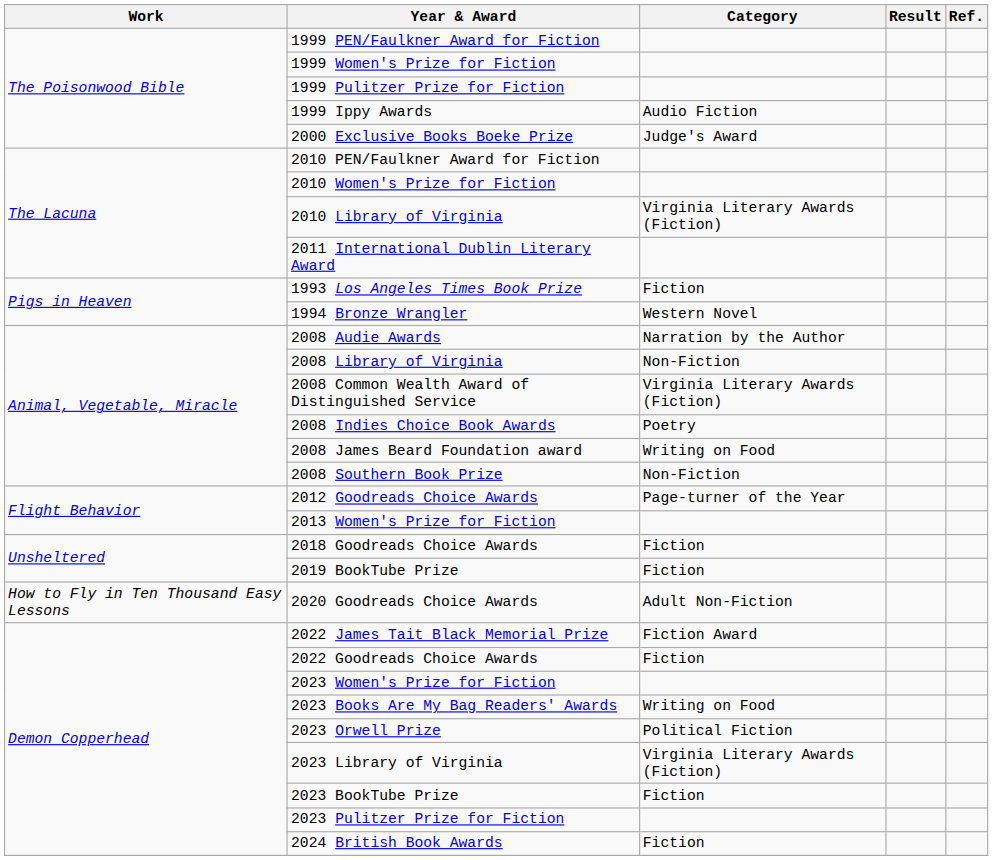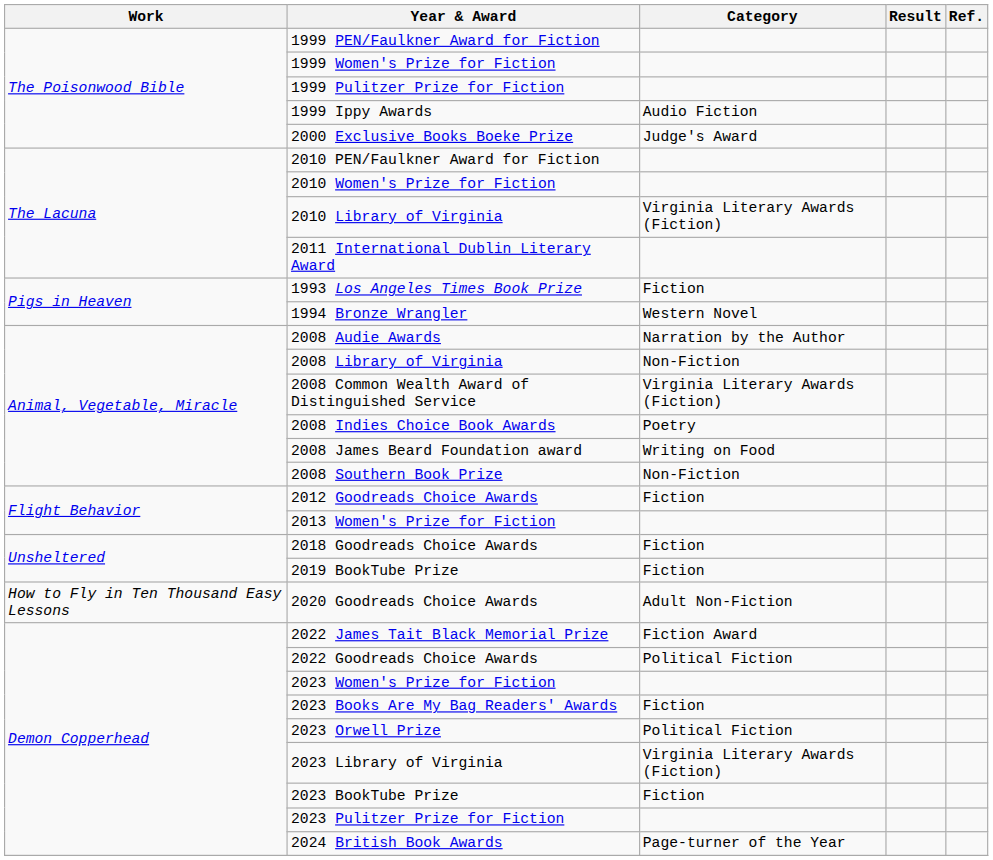(744, 498) Page-turner of the Year -> (674, 498) Fiction
(674, 659) Fiction -> (718, 659) Political Fiction
(709, 707) Writing on Food -> (674, 707) Fiction
(674, 843) Fiction -> (744, 843) Page-turner of the Year
